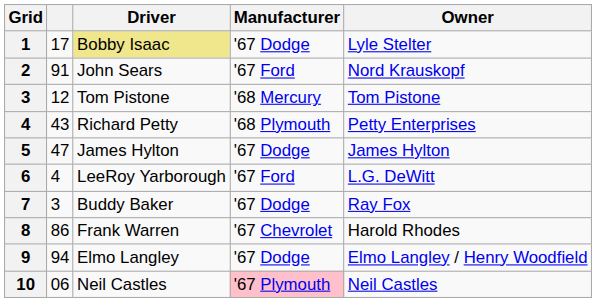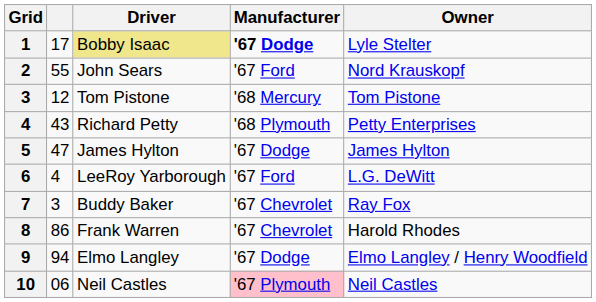(272, 44) normal -> (273, 44) bold
(60, 71) 91 -> (60, 71) 55
(272, 204) '67 Dodge -> (283, 204) '67 Chevrolet
